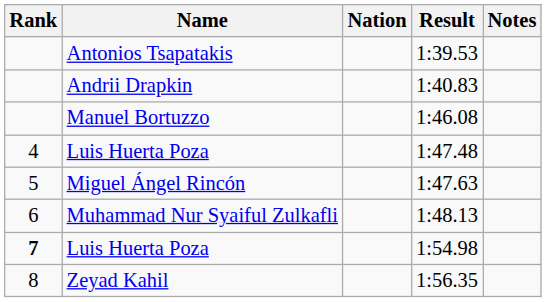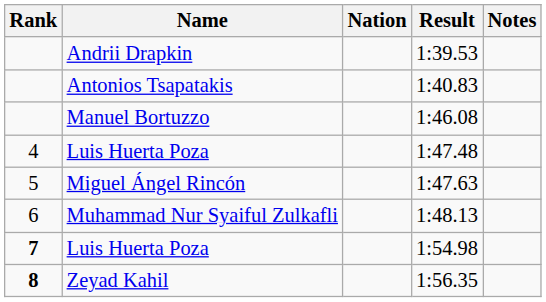(150, 53) Antonios Tsapatakis -> (129, 53) Andrii Drapkin
(129, 85) Andrii Drapkin -> (150, 85) Antonios Tsapatakis
(33, 280) normal -> (33, 280) bold
